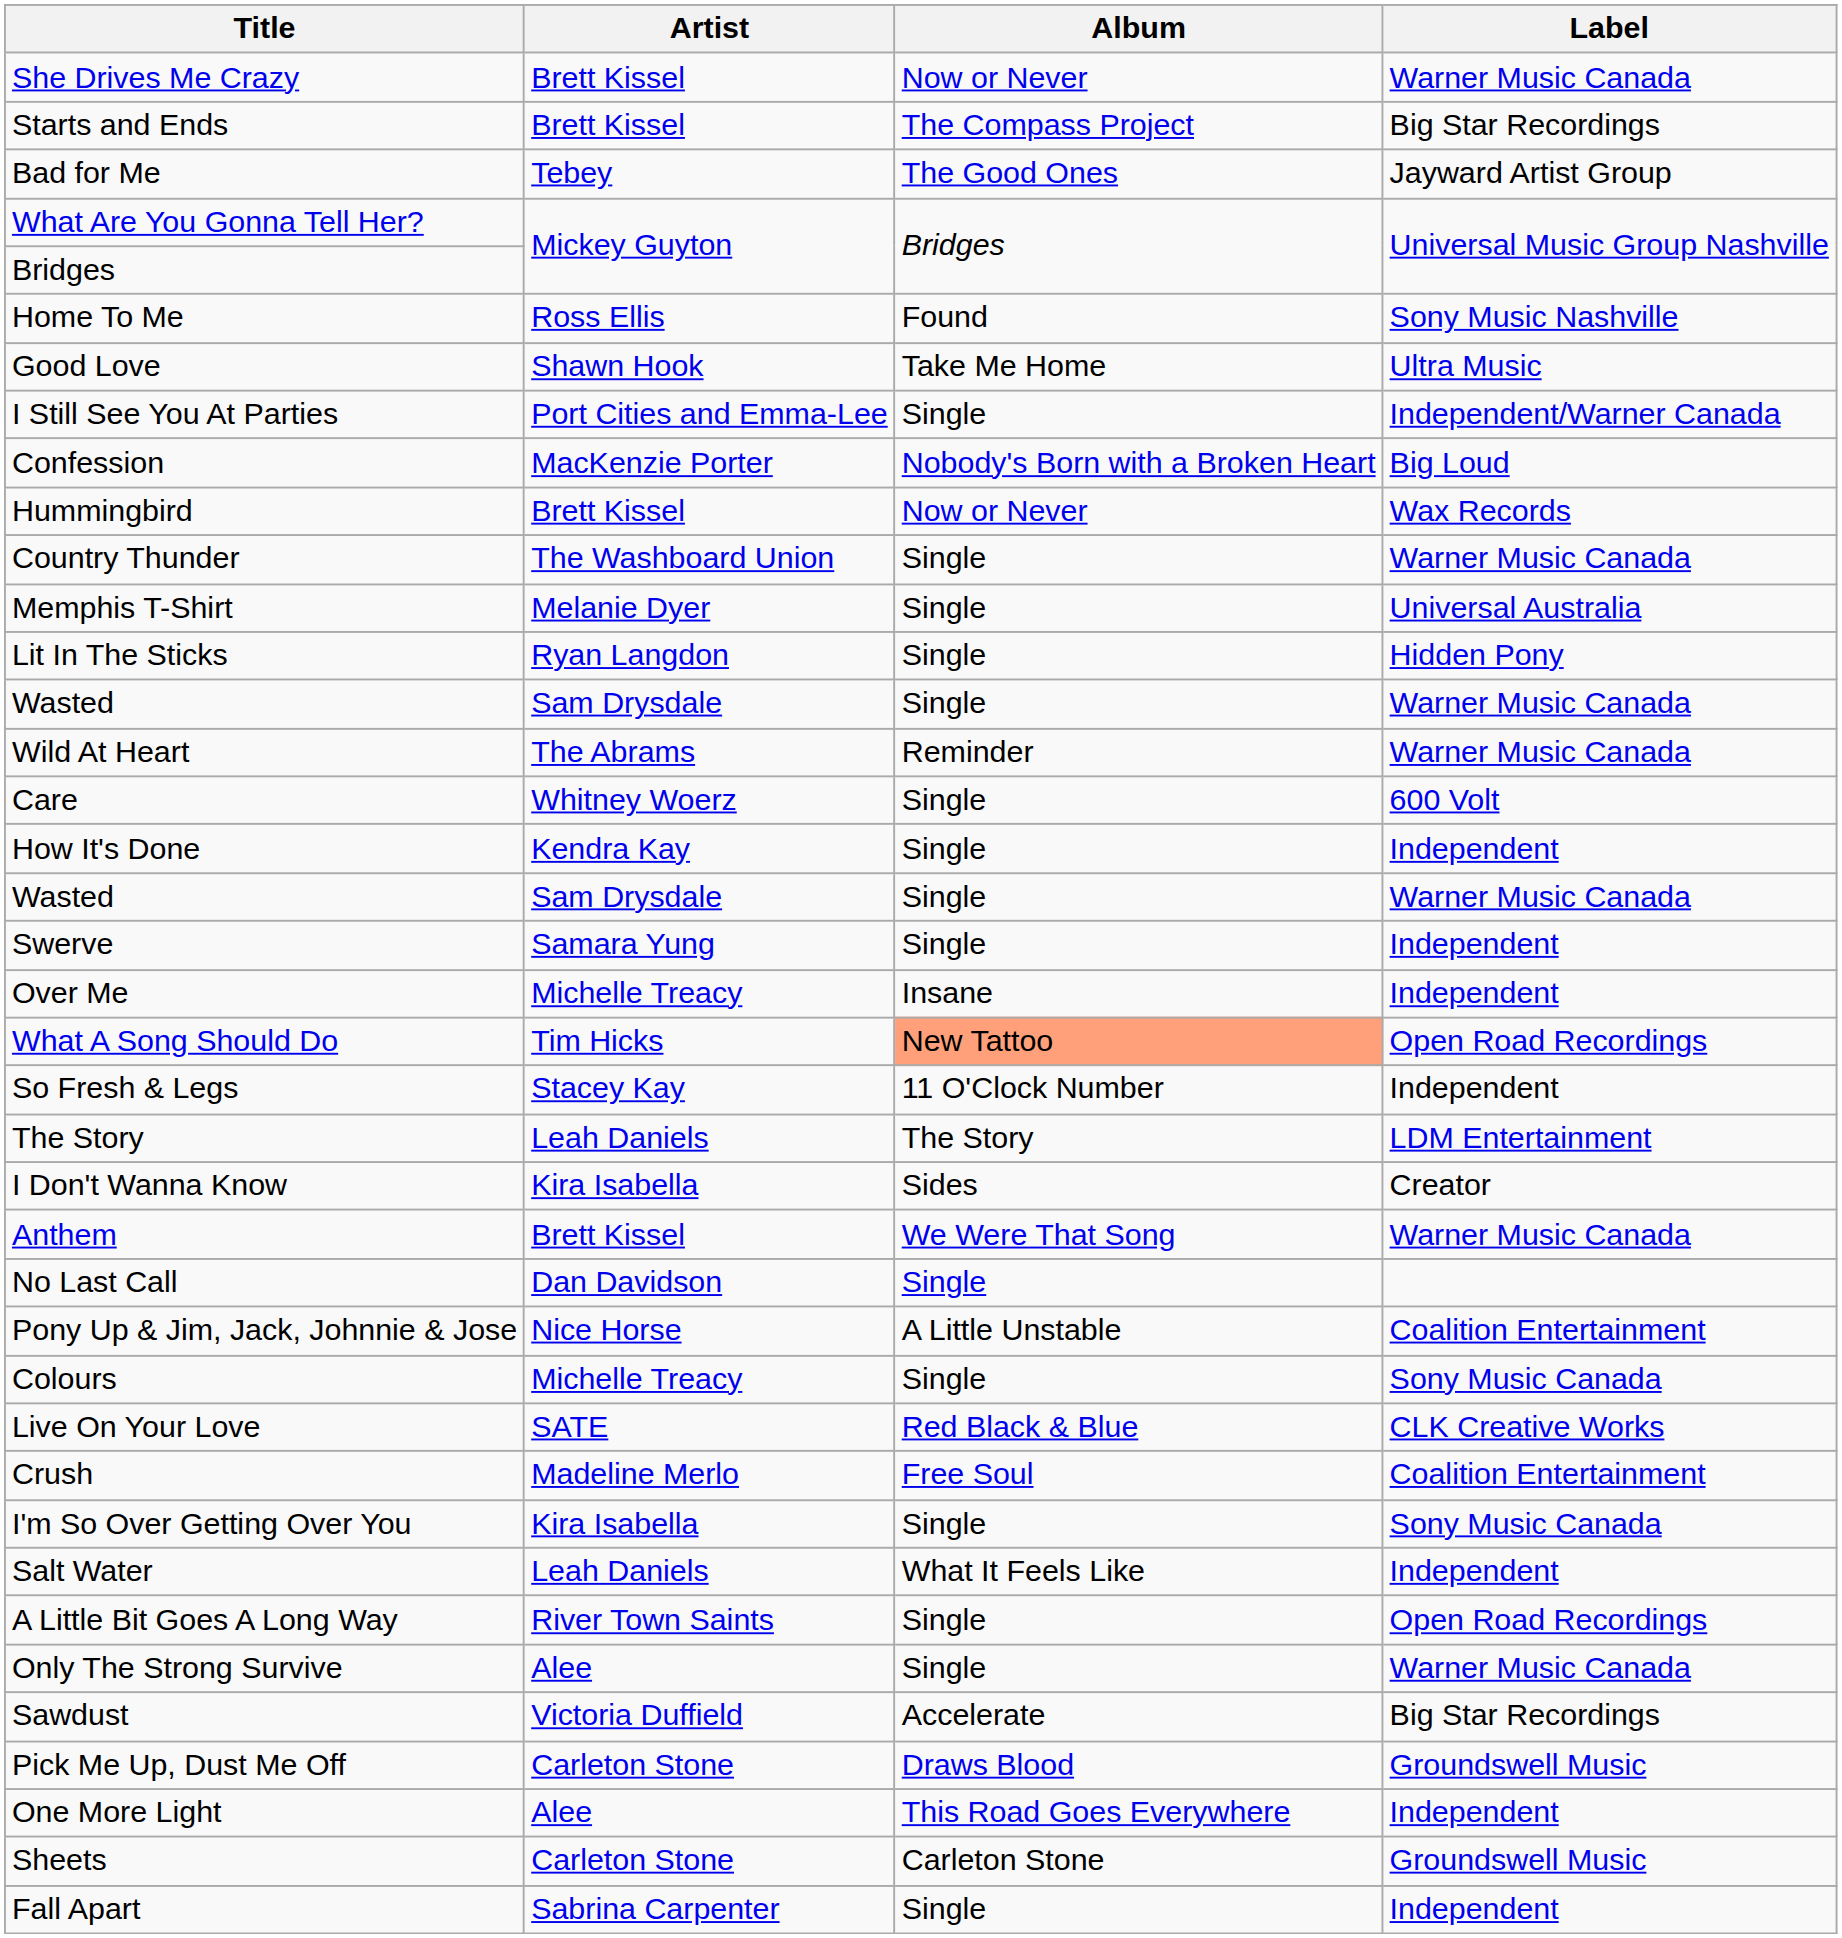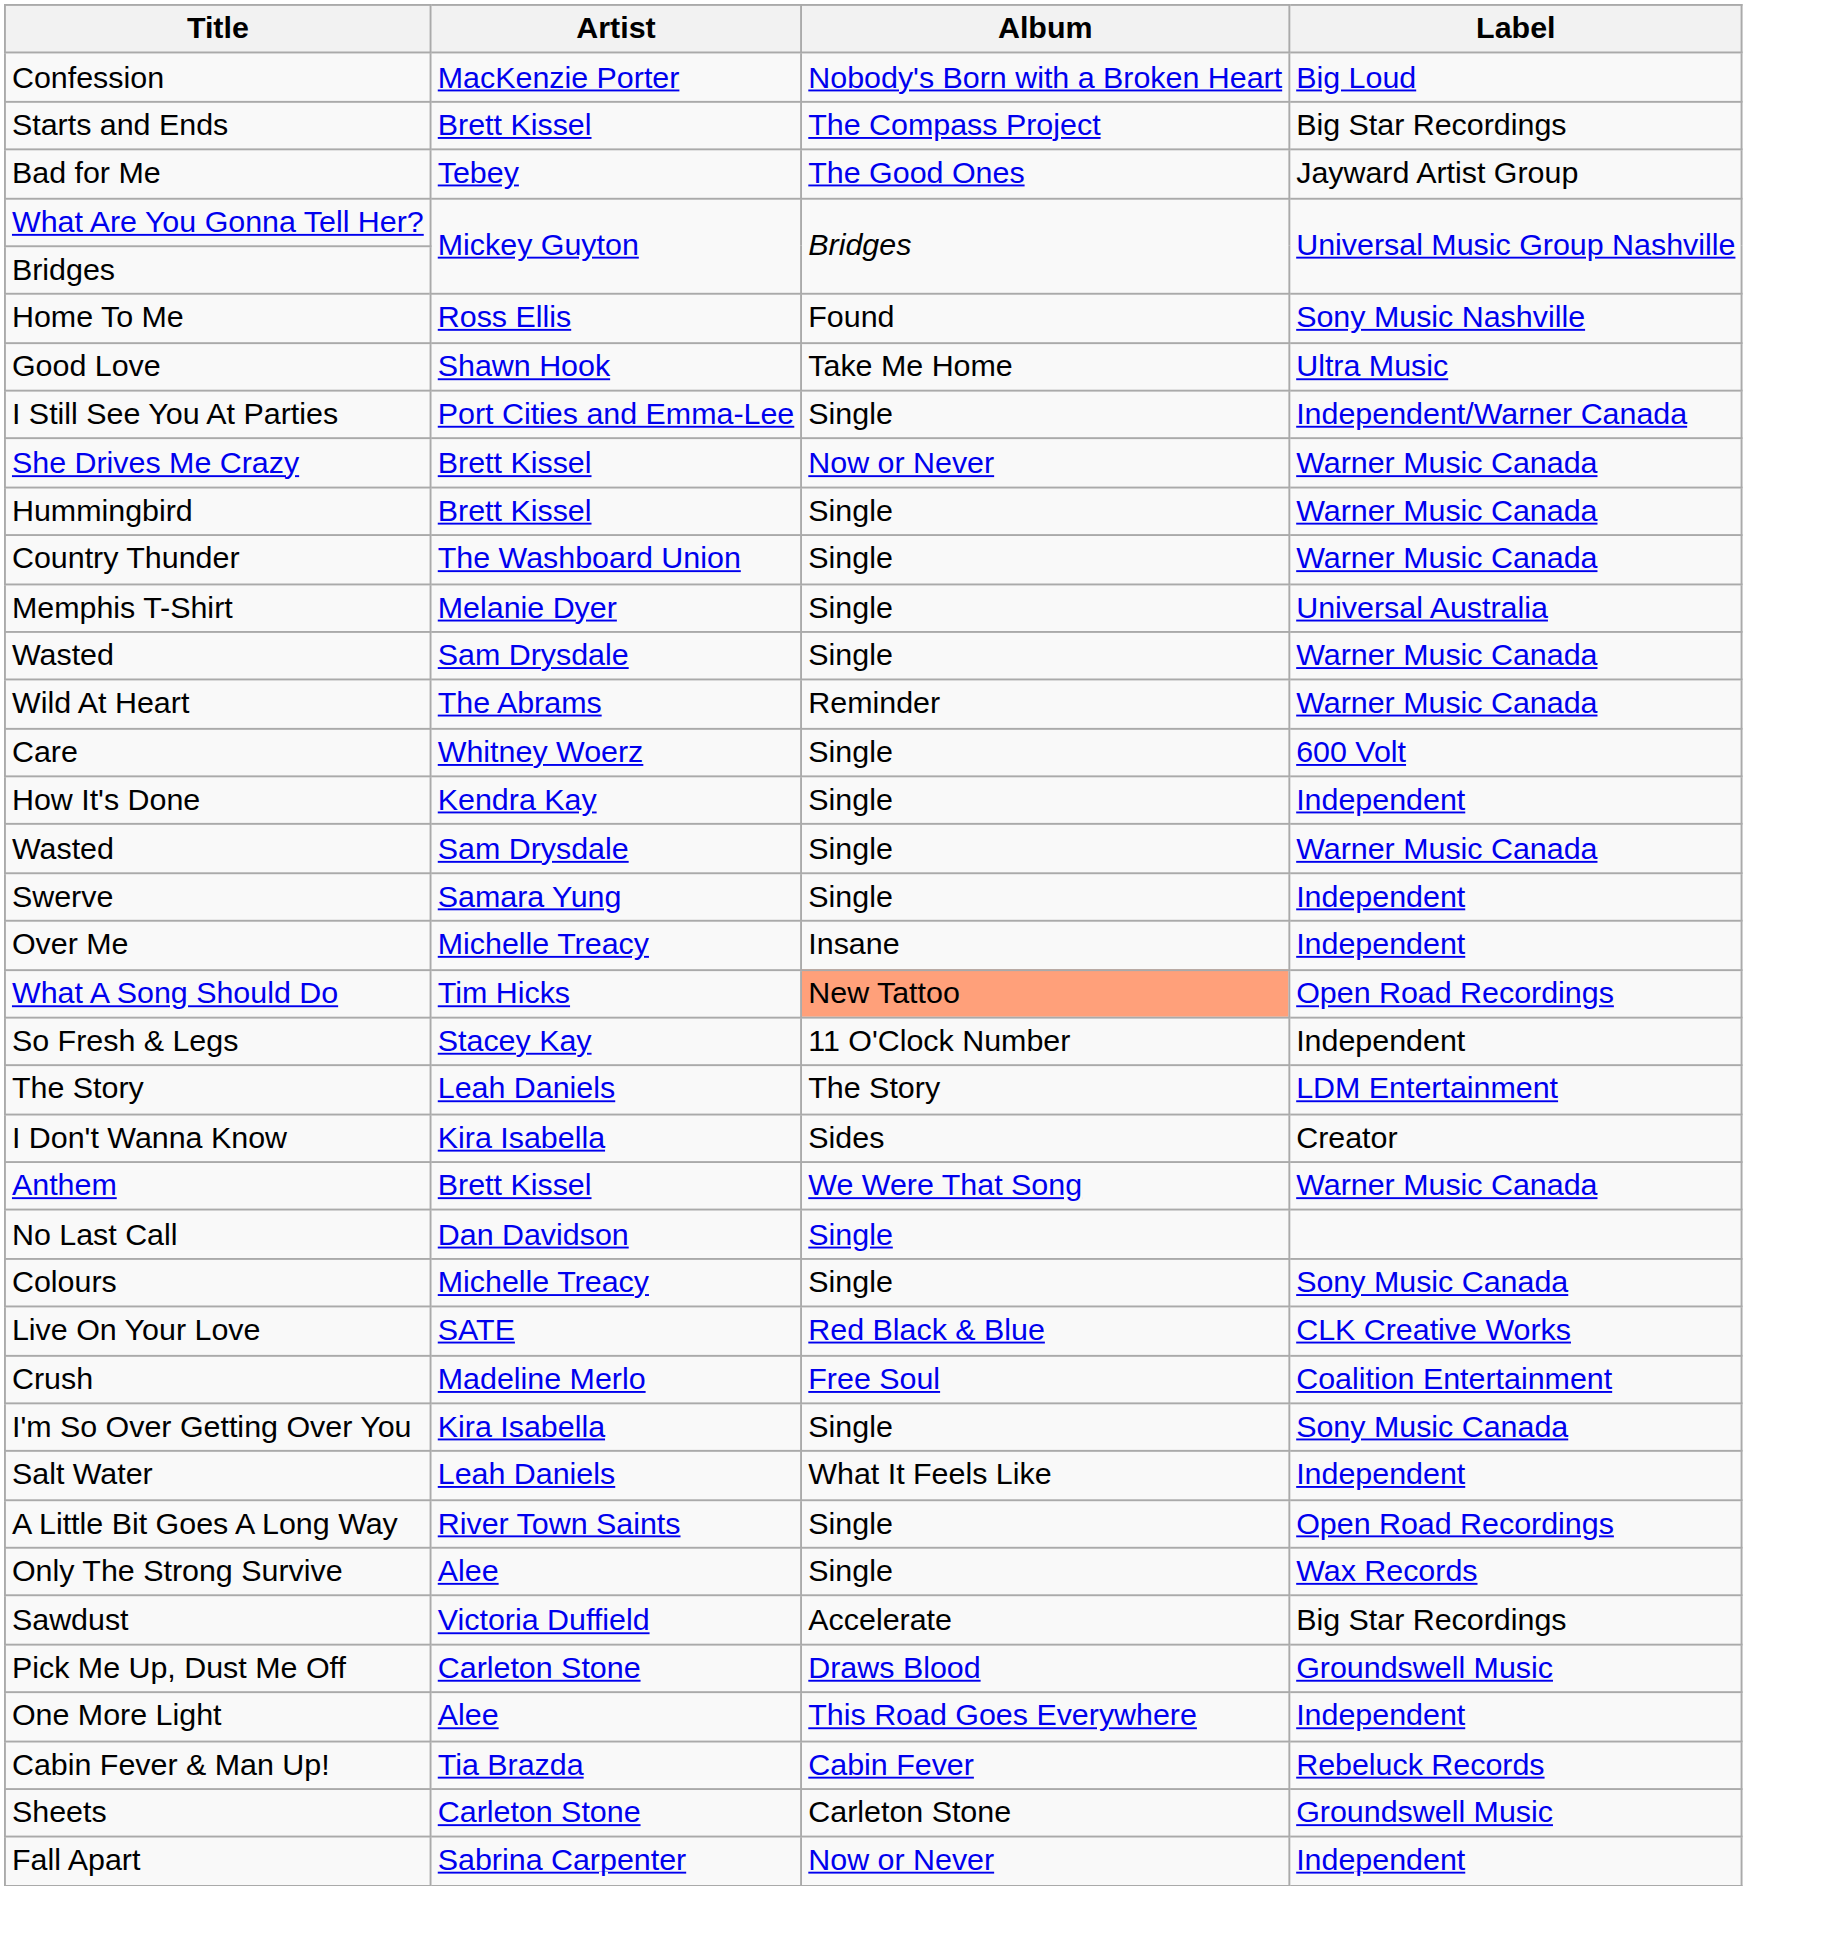rows swapped: (88, 462) <-> (156, 76)
(995, 510) Now or Never -> (851, 510) Single
(1480, 510) Wax Records -> (1447, 510) Warner Music Canada
- row: (120, 655)
- row: (265, 1330)
(1540, 1667) Warner Music Canada -> (1387, 1571) Wax Records
+ row: (171, 1764)
(944, 1908) Single -> (901, 1860) Now or Never
